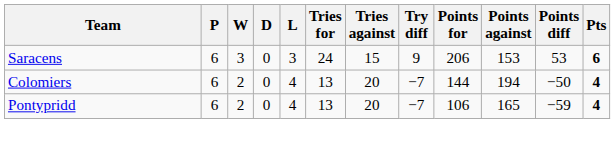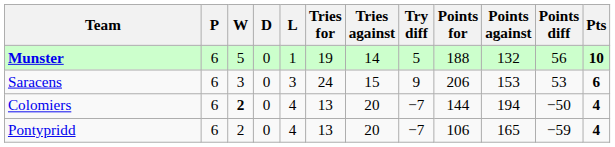+ row: (36, 57)
(240, 81) normal -> (240, 105) bold
